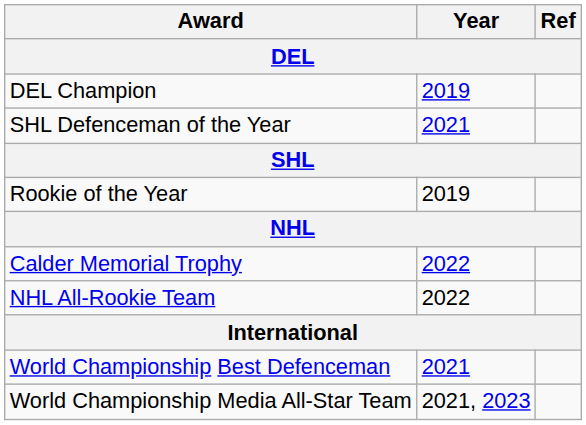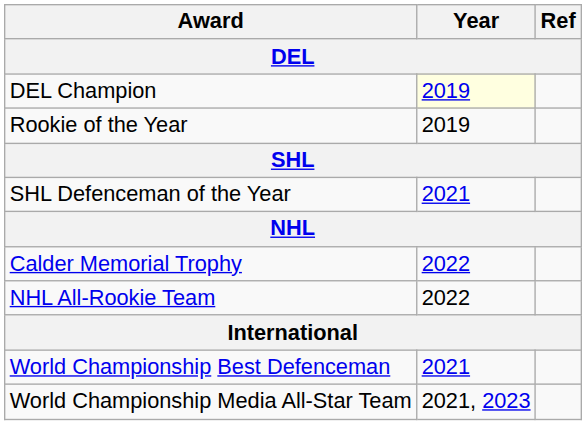(446, 90) no background -> (446, 90) lightyellow background
rows swapped: (99, 194) <-> (150, 125)
